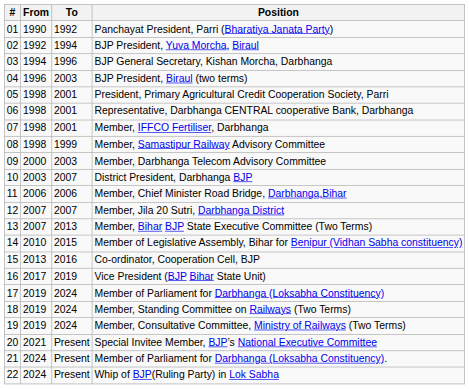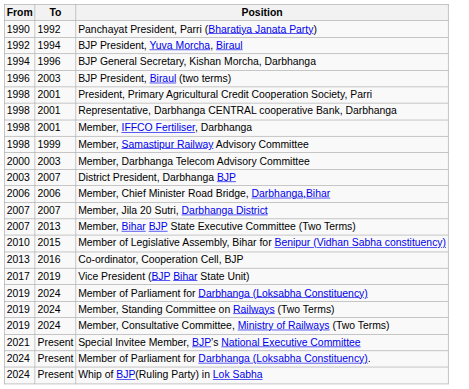- column: (13, 12)
